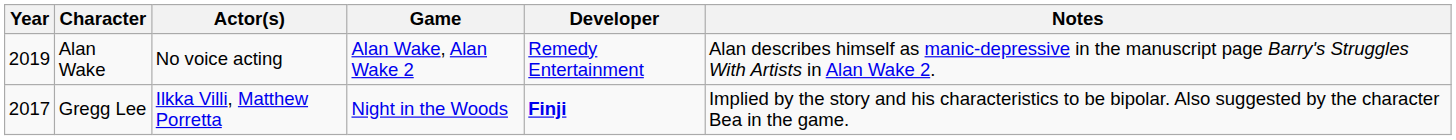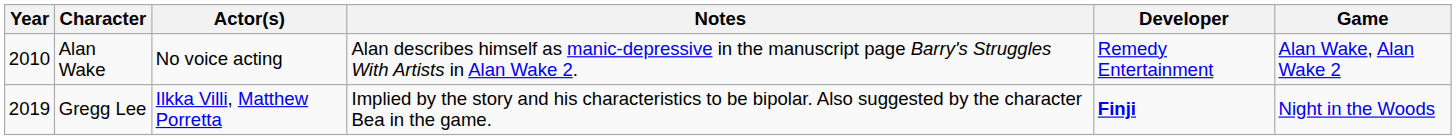columns swapped: (436, 19) <-> (1078, 19)
(30, 59) 2019 -> (30, 59) 2010
(30, 109) 2017 -> (30, 109) 2019
